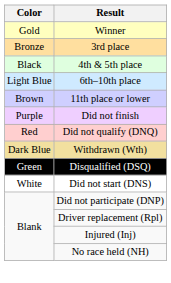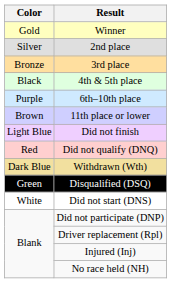+ row: (110, 47)
(29, 81) Light Blue -> (29, 98) Purple
(29, 115) Purple -> (29, 132) Light Blue
